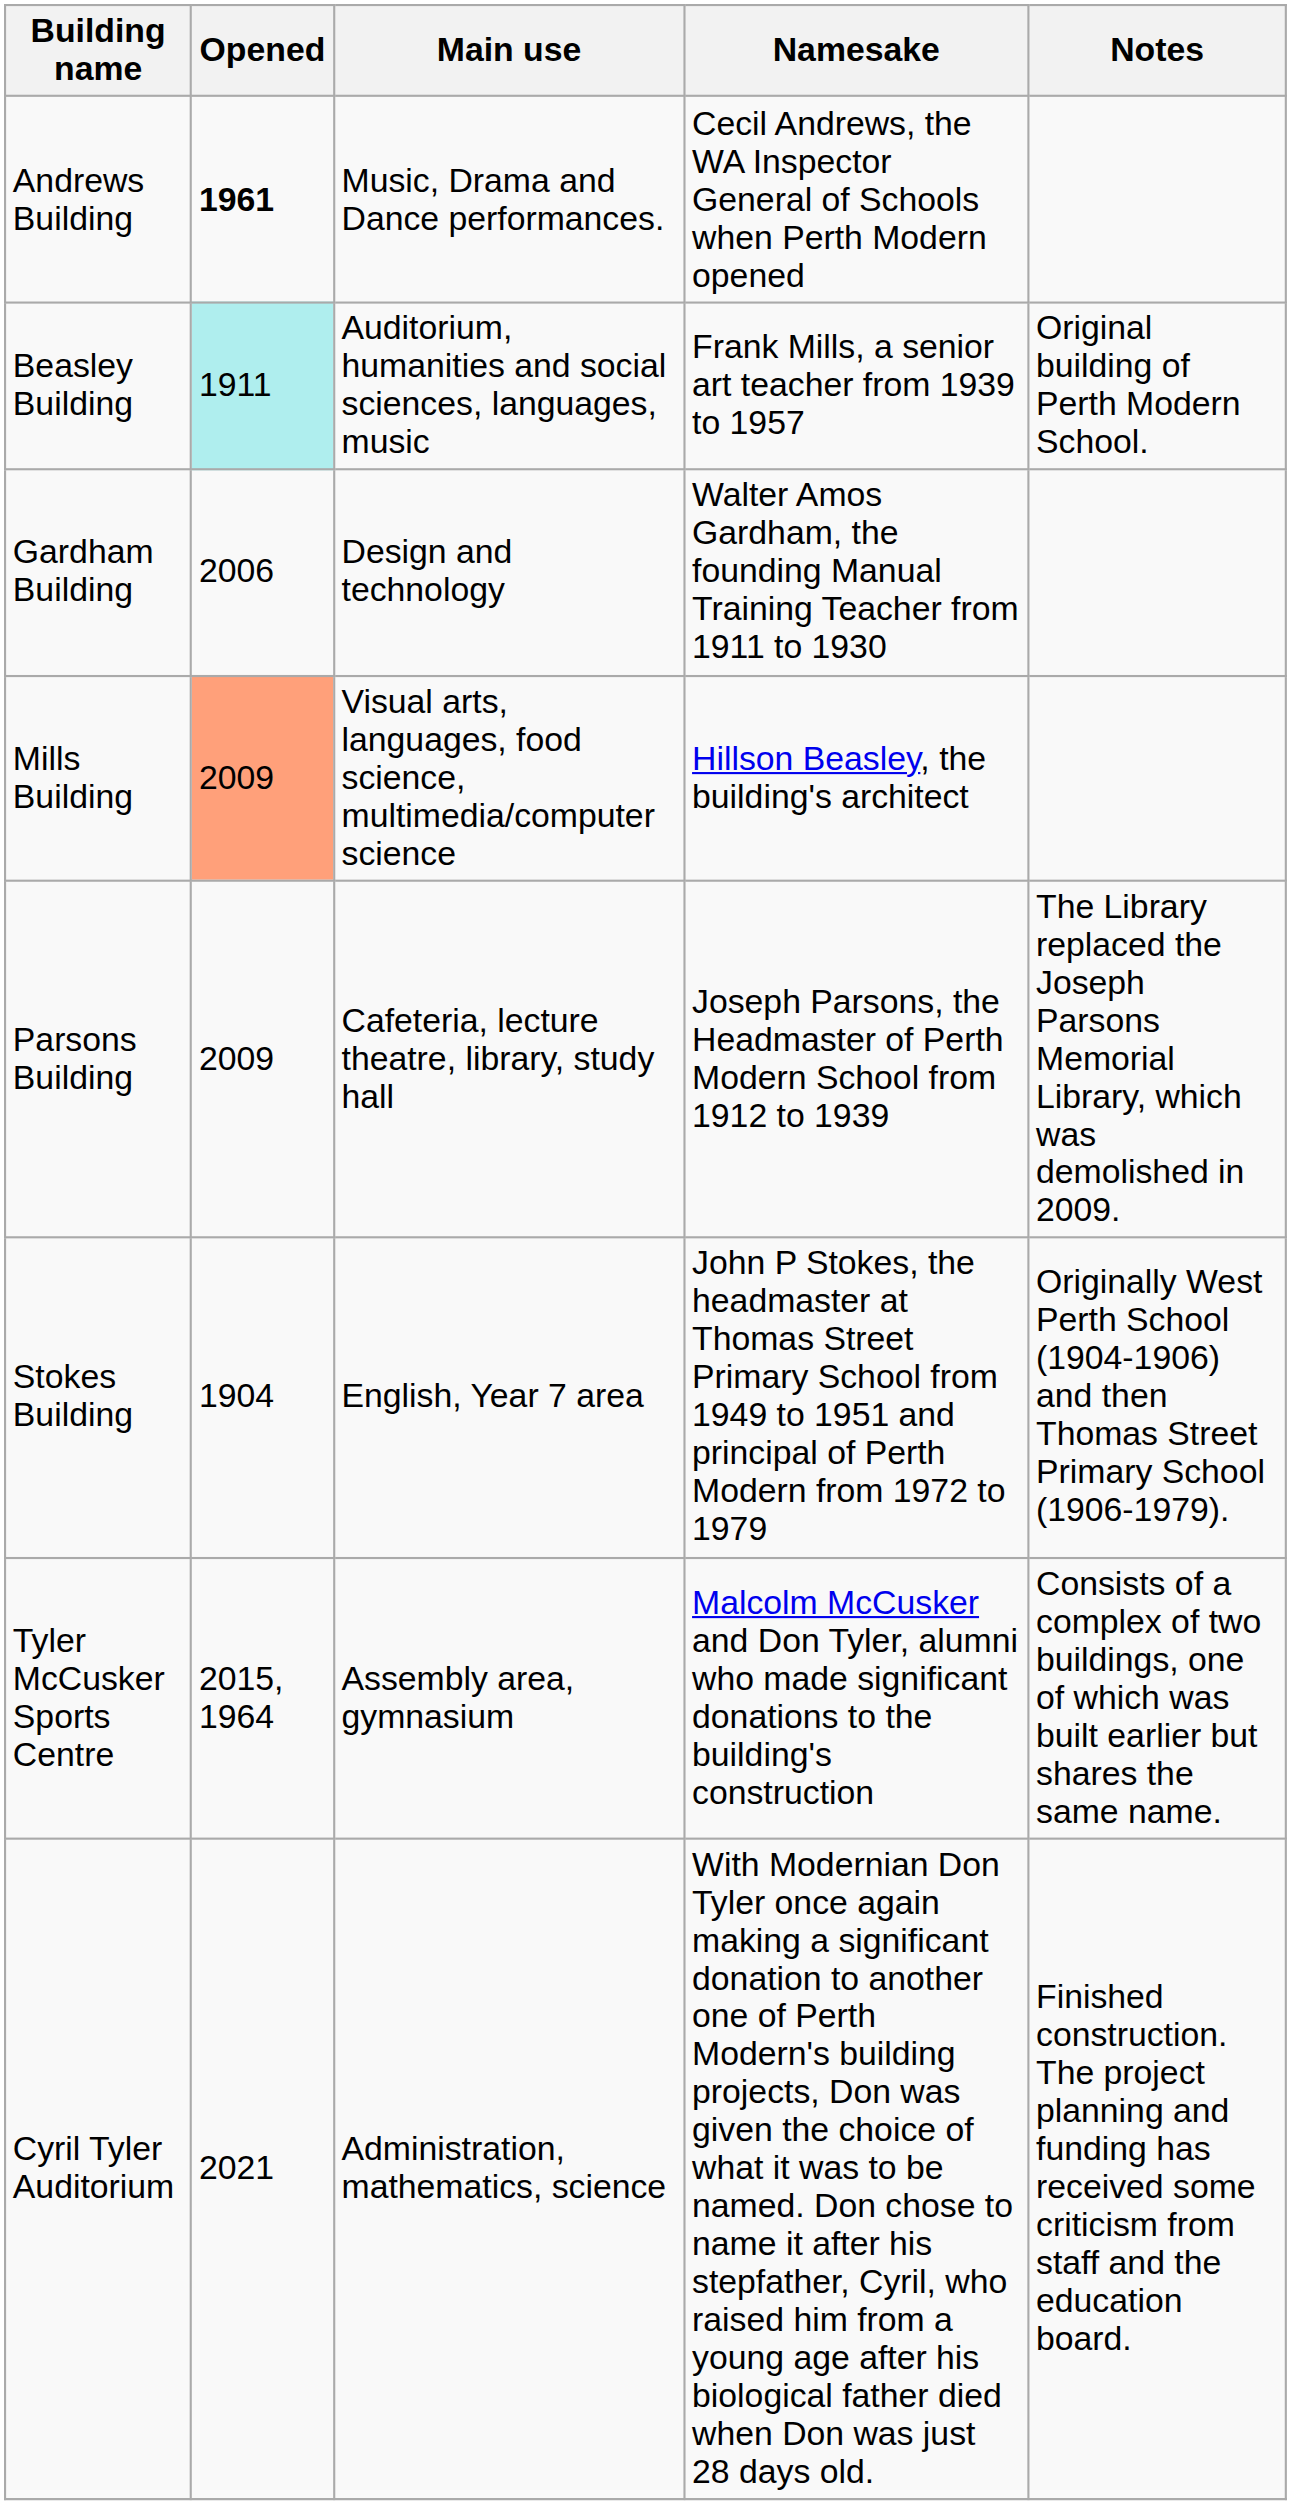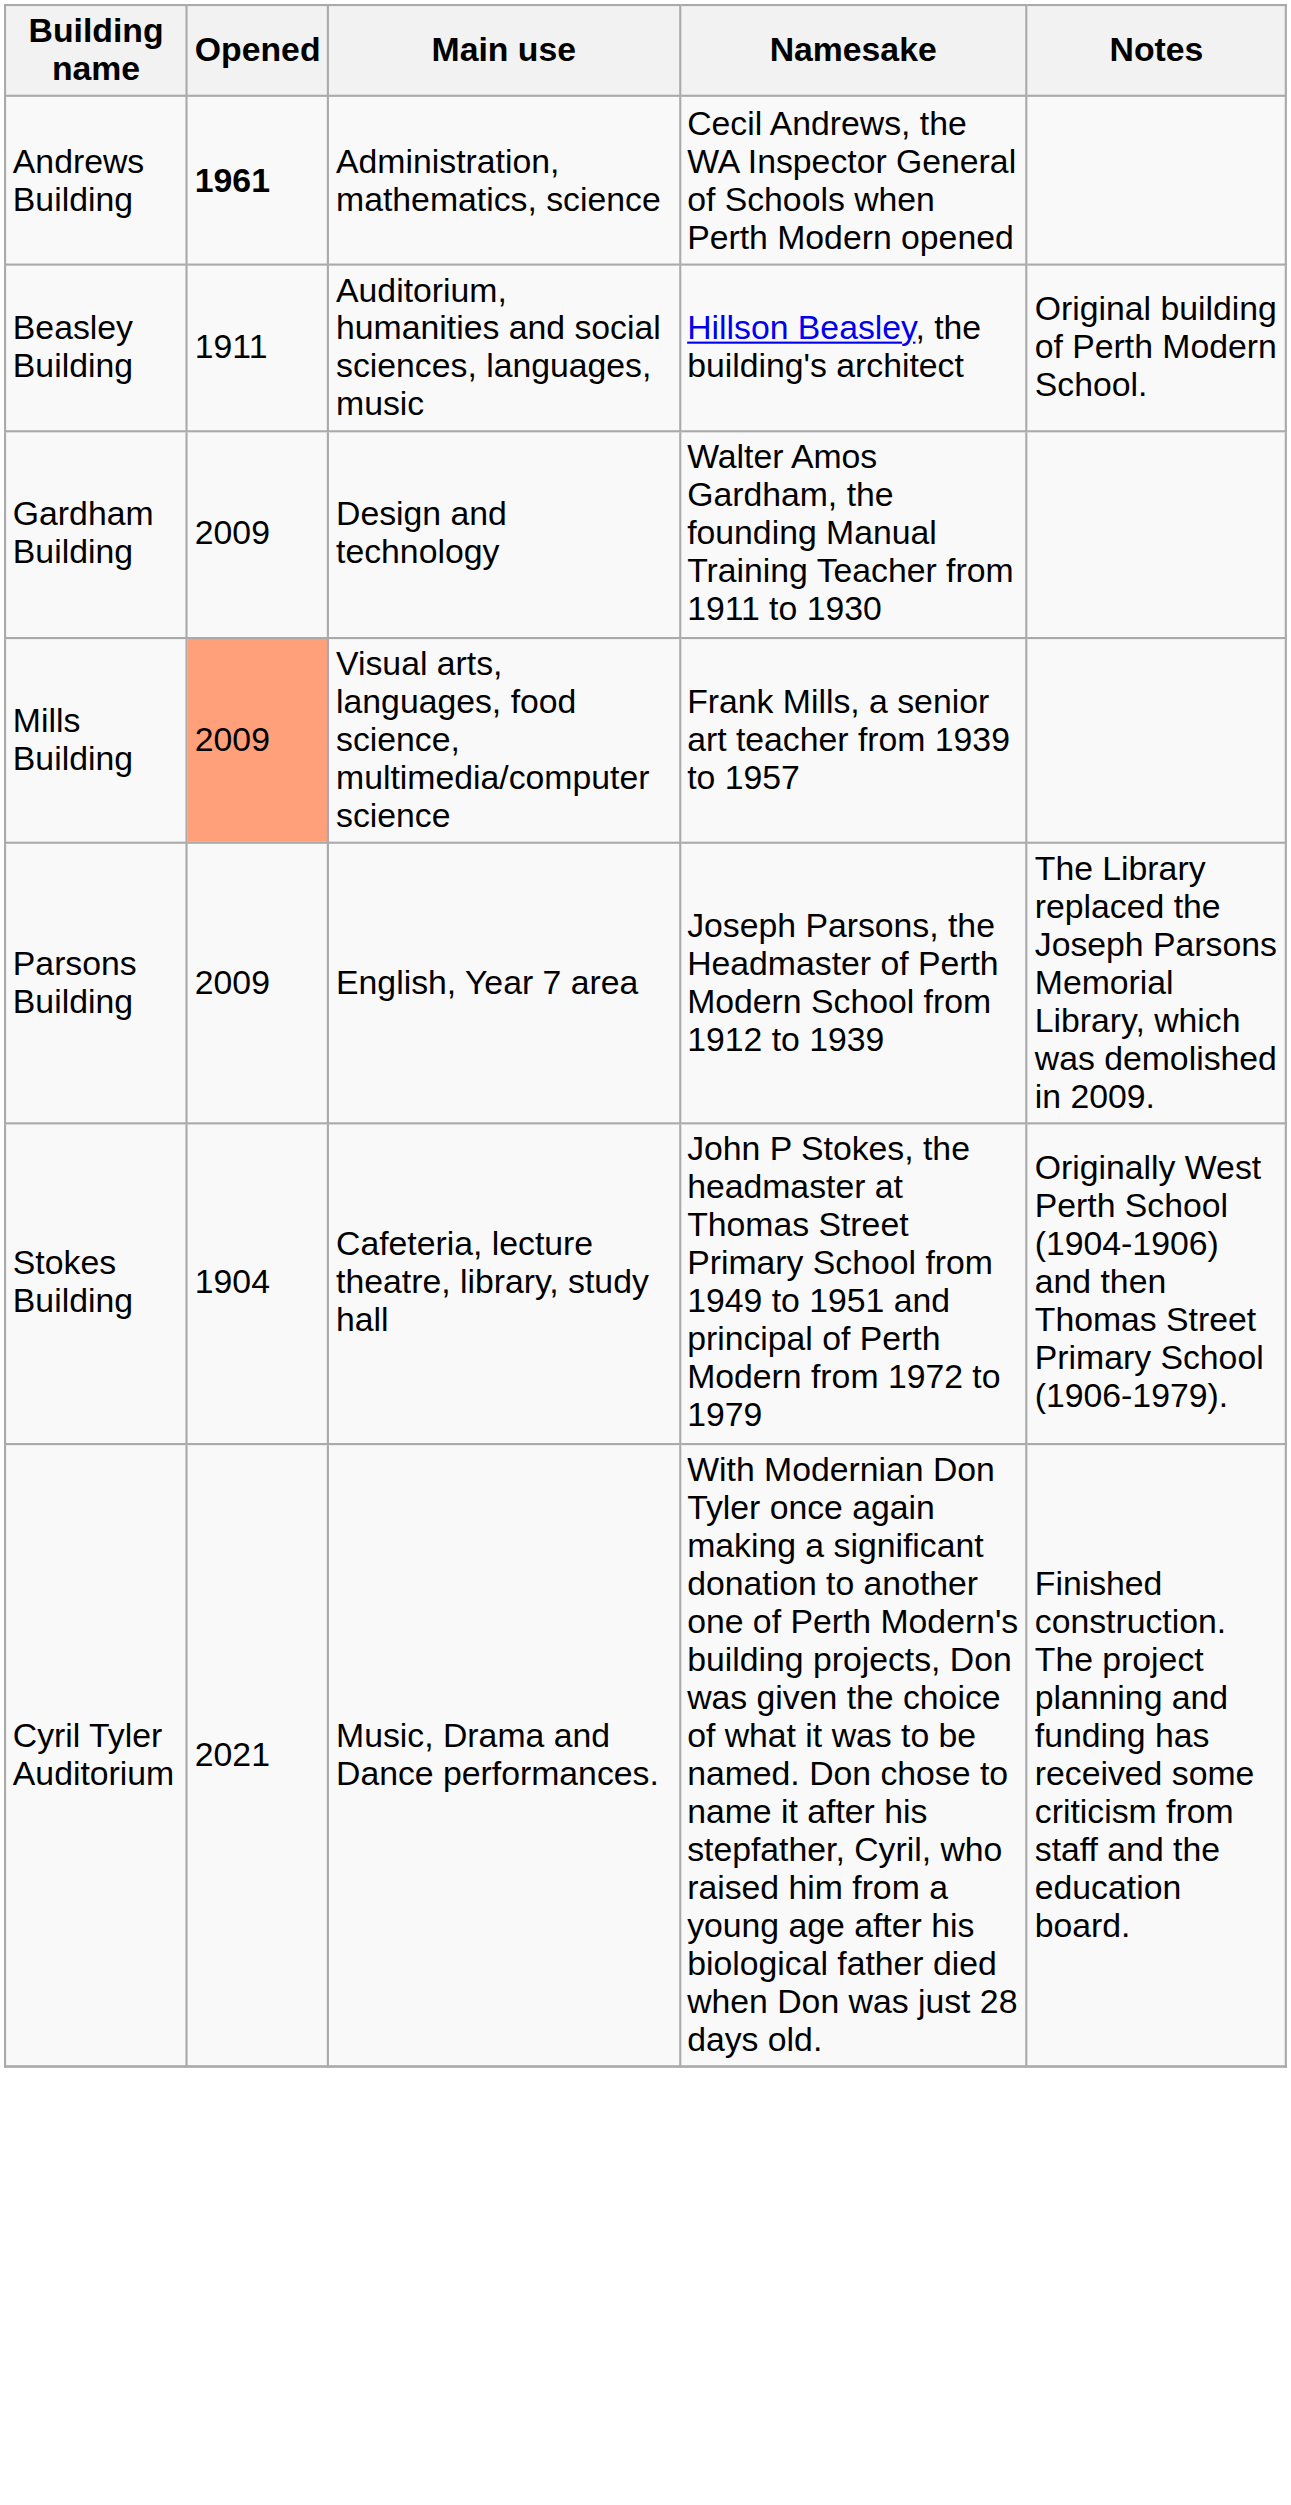(503, 198) Music, Drama and Dance performances. -> (498, 179) Administration, mathematics, science
(235, 385) paleturquoise background -> (231, 347) no background
(853, 385) Frank Mills, a senior art teacher from 1939 to 1957 -> (834, 347) Hillson Beasley, the building's architect
(236, 571) 2006 -> (232, 533) 2009
(839, 777) Hillson Beasley, the building's architect -> (849, 739) Frank Mills, a senior art teacher from 1939 to 1957
(498, 1058) Cafeteria, lecture theatre, library, study hall -> (487, 982) English, Year 7 area
(493, 1396) English, Year 7 area -> (492, 1283) Cafeteria, lecture theatre, library, study hall
- row: (89, 1697)
(504, 2168) Administration, mathematics, science -> (497, 1754) Music, Drama and Dance performances.
